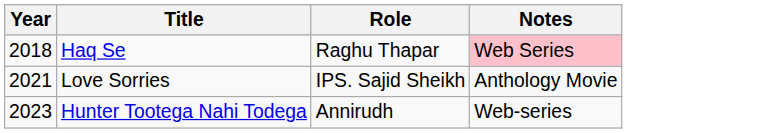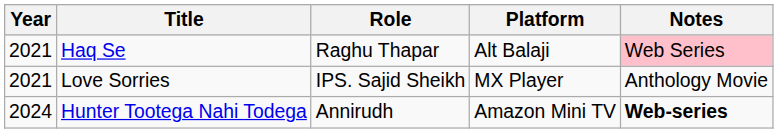+ column: (545, 19)
(31, 50) 2018 -> (31, 50) 2021
(31, 111) 2023 -> (31, 111) 2024
(523, 111) normal -> (676, 111) bold
